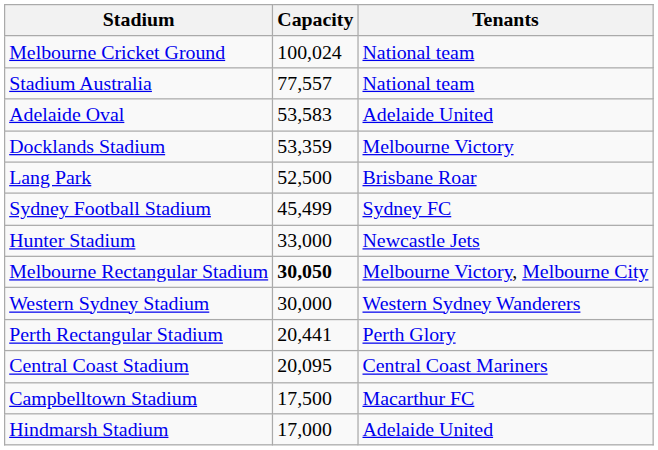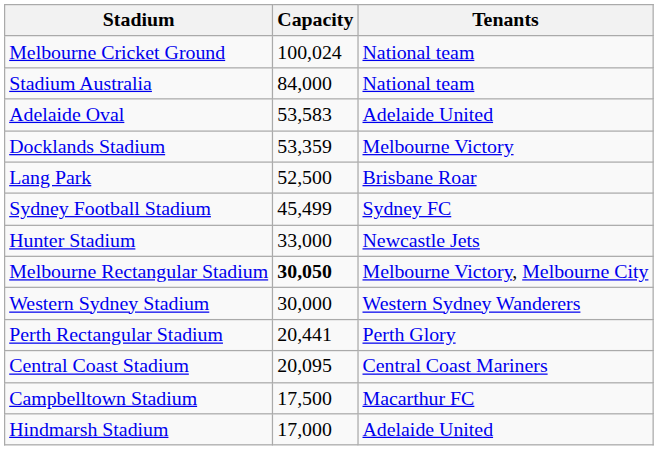(305, 83) 77,557 -> (305, 83) 84,000
